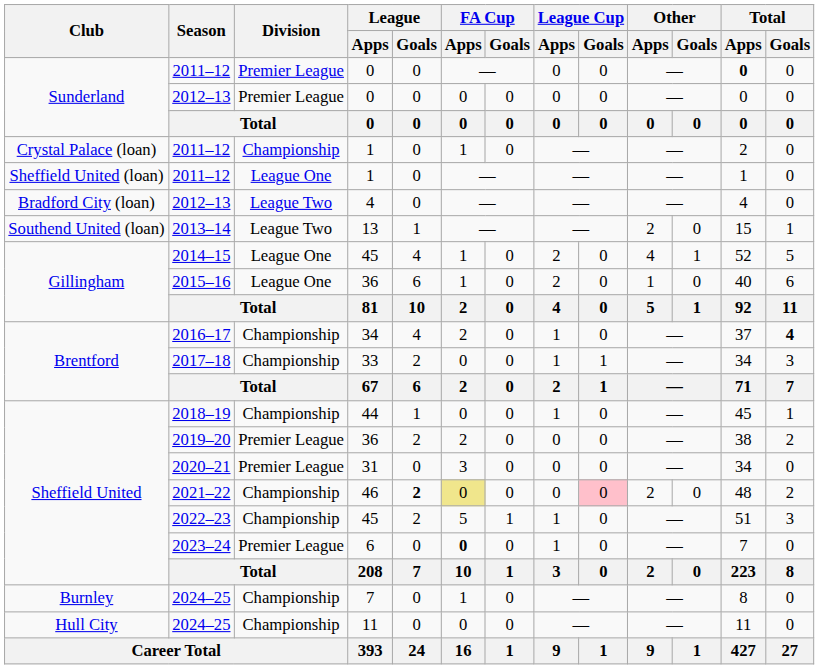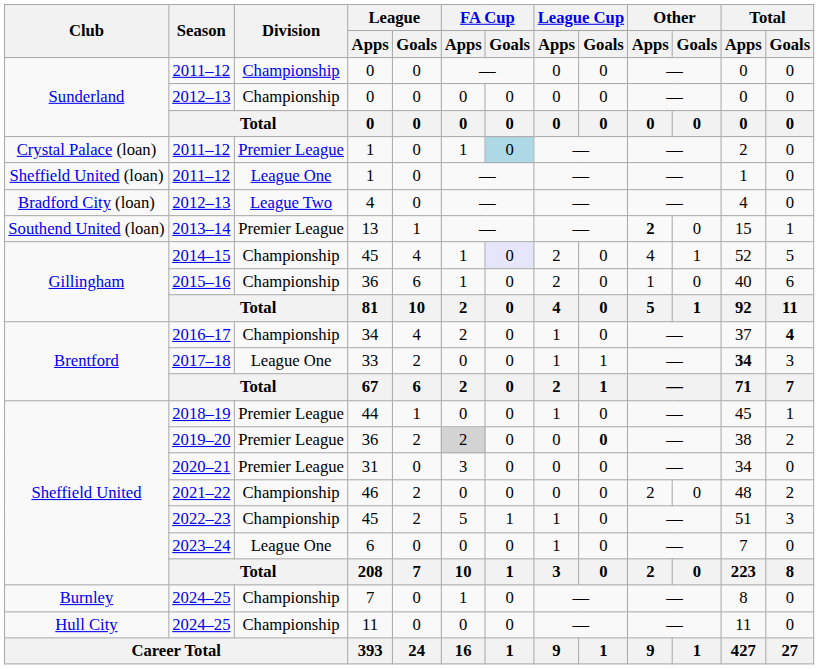(291, 70) Premier League -> (291, 70) Championship
(743, 70) bold -> (743, 70) normal
(291, 96) Premier League -> (291, 96) Championship
(291, 149) Championship -> (291, 149) Premier League
(510, 149) no background -> (510, 149) lightblue background
(291, 228) League Two -> (291, 228) Premier League
(650, 228) normal -> (650, 228) bold
(291, 255) League One -> (291, 255) Championship
(510, 255) no background -> (510, 255) lavender background
(291, 281) League One -> (291, 281) Championship
(291, 360) Championship -> (291, 360) League One
(743, 360) normal -> (743, 360) bold
(291, 413) Championship -> (291, 413) Premier League
(463, 439) no background -> (463, 439) lightgrey background
(603, 439) normal -> (603, 439) bold
(417, 492) bold -> (417, 492) normal
(463, 492) khaki background -> (463, 492) no background
(603, 492) pink background -> (603, 492) no background
(291, 545) Premier League -> (291, 545) League One
(463, 545) bold -> (463, 545) normal
